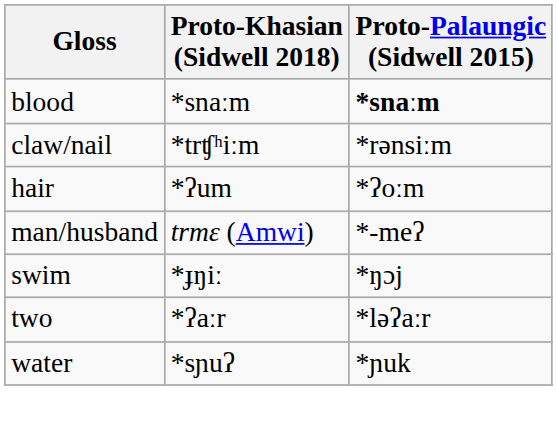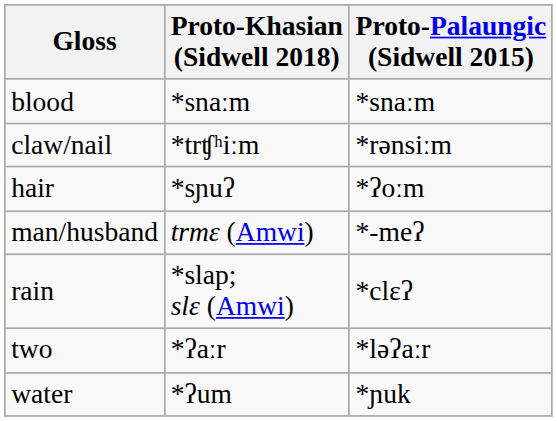(398, 100) bold -> (395, 100) normal
(201, 188) *ʔum -> (203, 188) *sɲuʔ
+ row: (33, 290)
- row: (41, 275)
(203, 362) *sɲuʔ -> (201, 393) *ʔum
